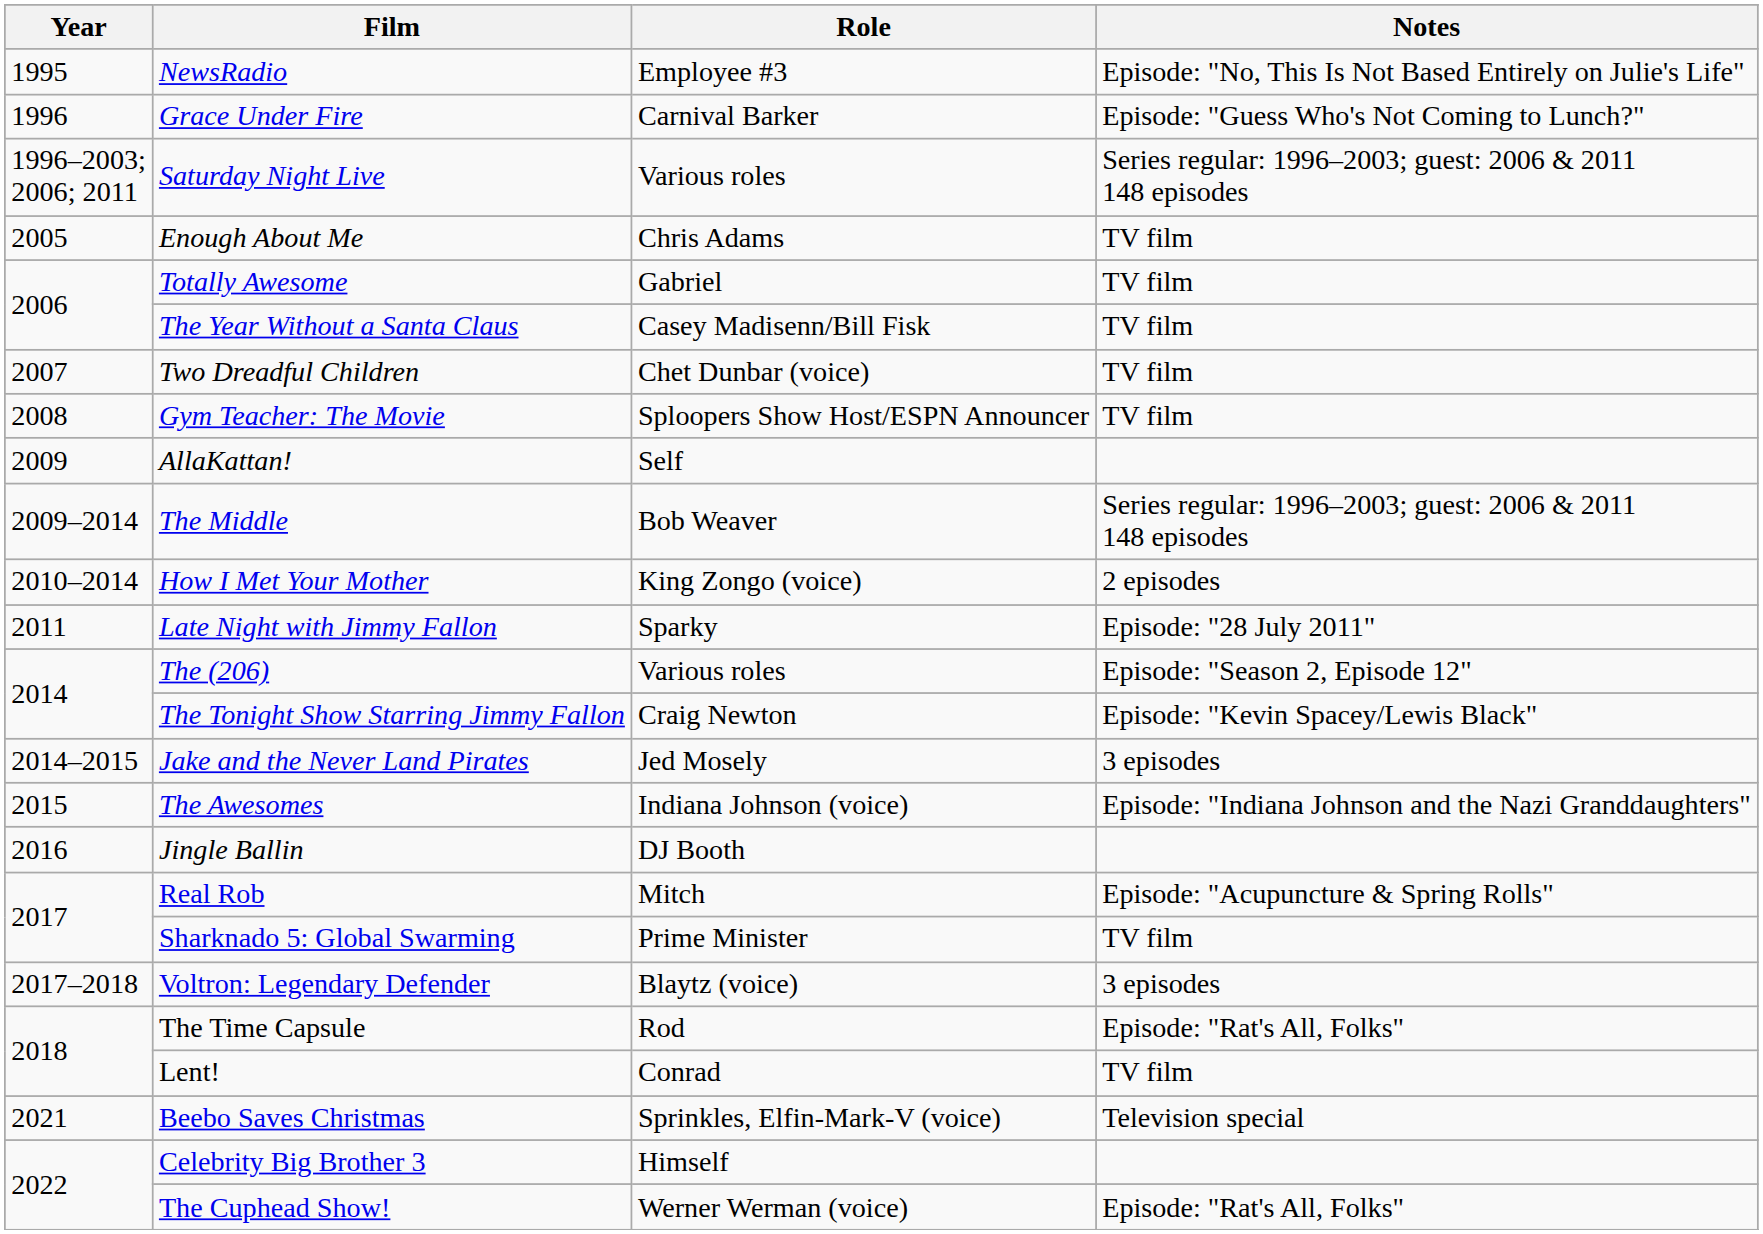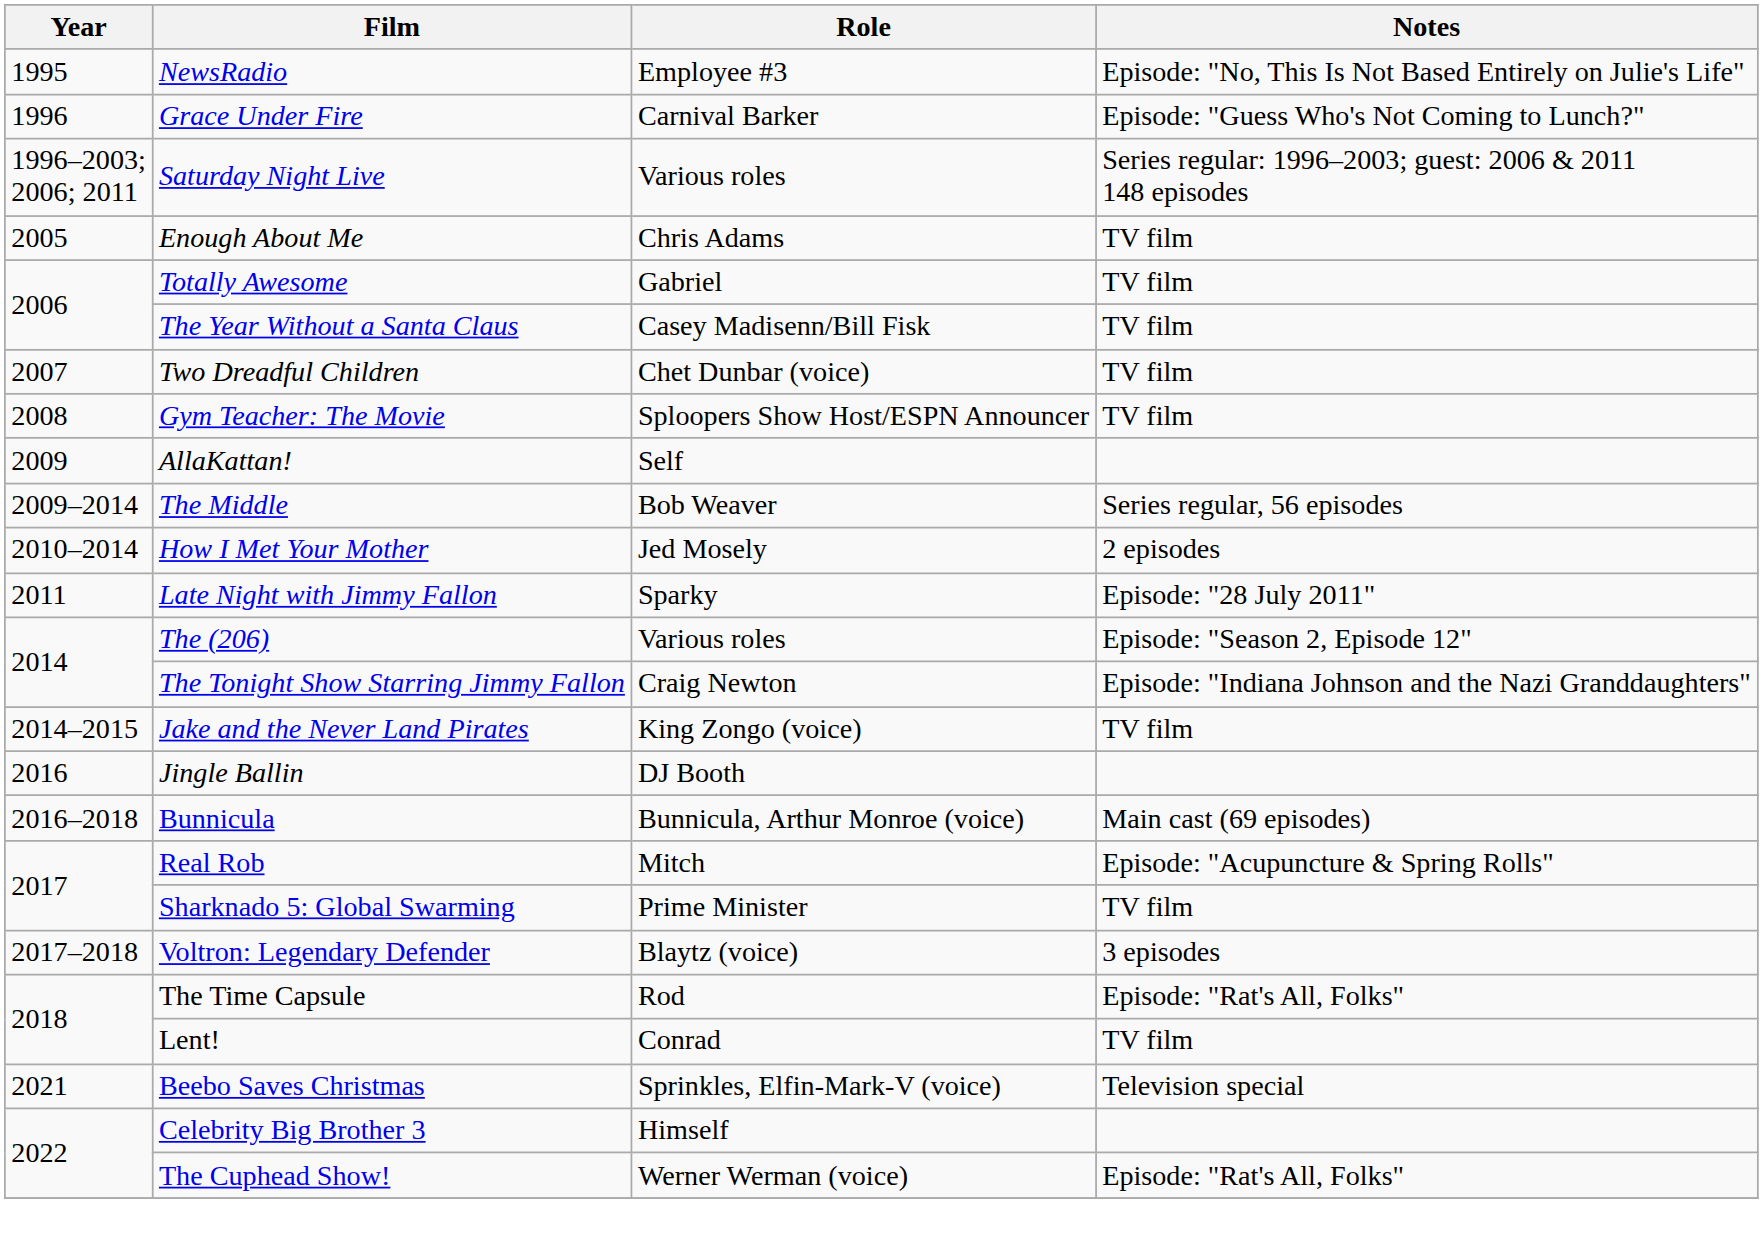(1369, 520) Series regular: 1996–2003; guest: 2006 & 2011 148 episodes -> (1253, 505) Series regular, 56 episodes
(750, 581) King Zongo (voice) -> (702, 549) Jed Mosely
(1320, 715) Episode: "Kevin Spacey/Lewis Black" -> (1427, 683) Episode: "Indiana Johnson and the Nazi Granddaughters"
(702, 760) Jed Mosely -> (750, 728) King Zongo (voice)
(1161, 760) 3 episodes -> (1148, 728) TV film
- row: (241, 804)
+ row: (217, 817)
